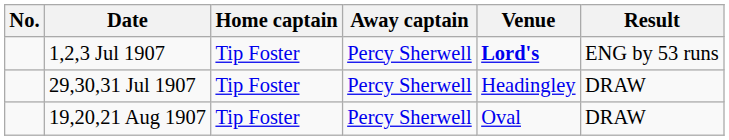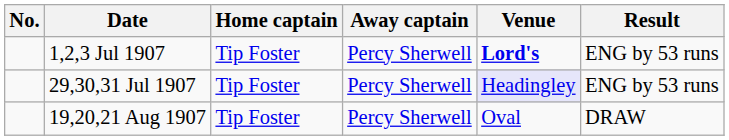(528, 85) no background -> (528, 85) lavender background
(615, 85) DRAW -> (652, 85) ENG by 53 runs
